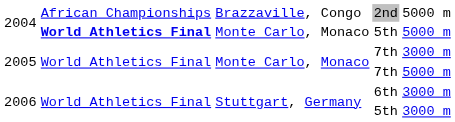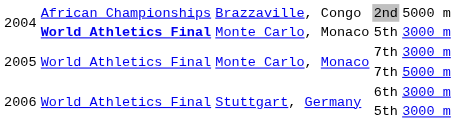(426, 33) 5000 m -> (426, 33) 3000 m
